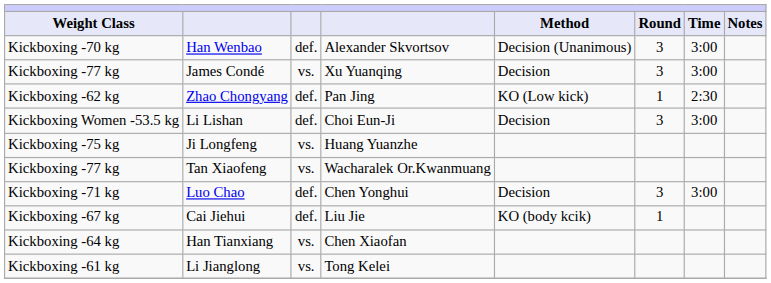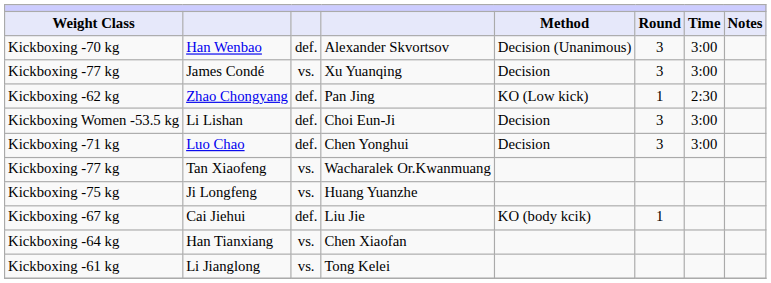rows swapped: (215, 193) <-> (221, 144)
